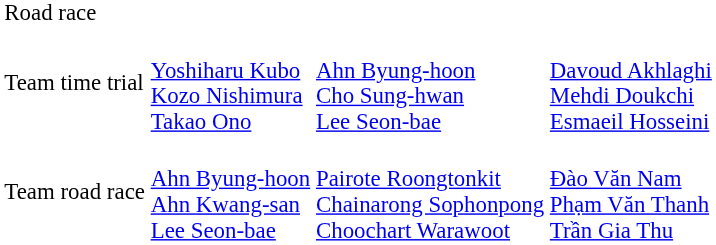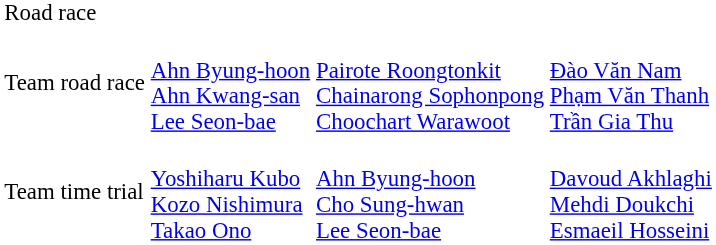rows swapped: (75, 191) <-> (74, 83)
